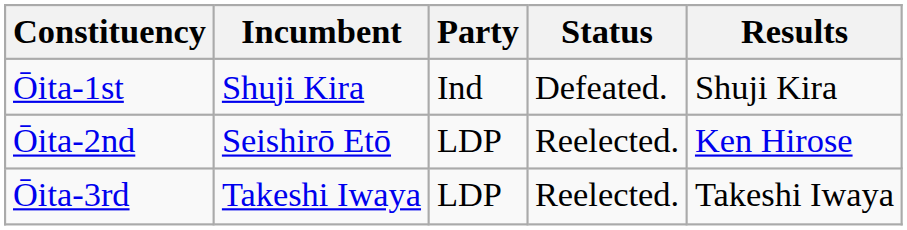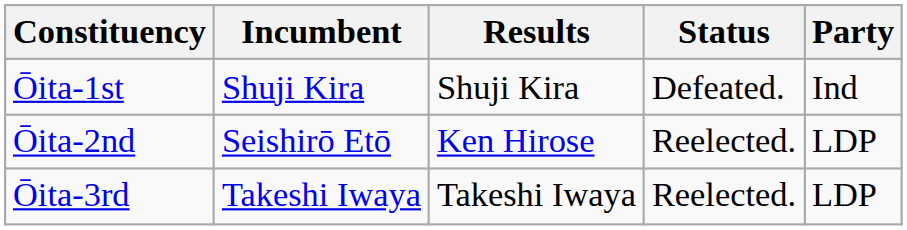columns swapped: (478, 31) <-> (795, 31)
